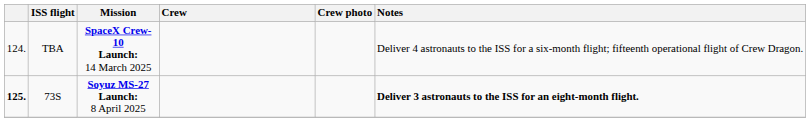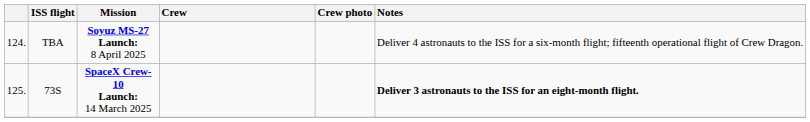(118, 48) SpaceX Crew-10 Launch: 14 March 2025 -> (118, 42) Soyuz MS-27 Launch: 8 April 2025
(16, 96) bold -> (16, 90) normal
(118, 96) Soyuz MS-27 Launch: 8 April 2025 -> (118, 90) SpaceX Crew-10 Launch: 14 March 2025
